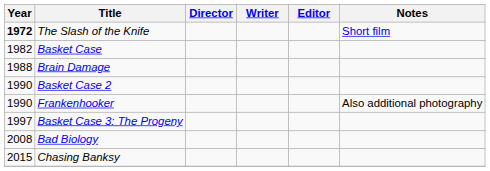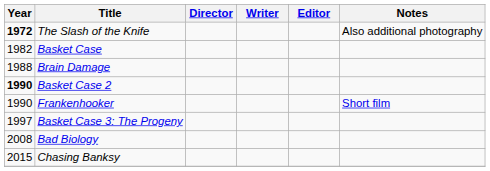(366, 31) Short film -> (412, 31) Also additional photography
(20, 85) normal -> (20, 85) bold
(412, 103) Also additional photography -> (366, 103) Short film
